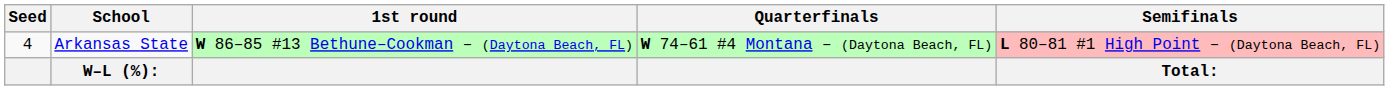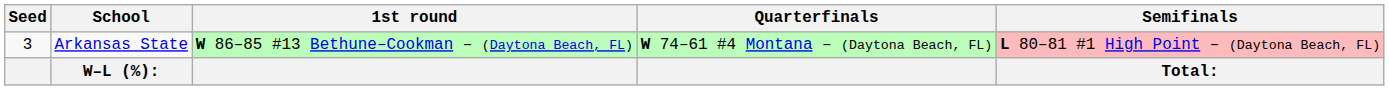(28, 44) 4 -> (28, 44) 3
